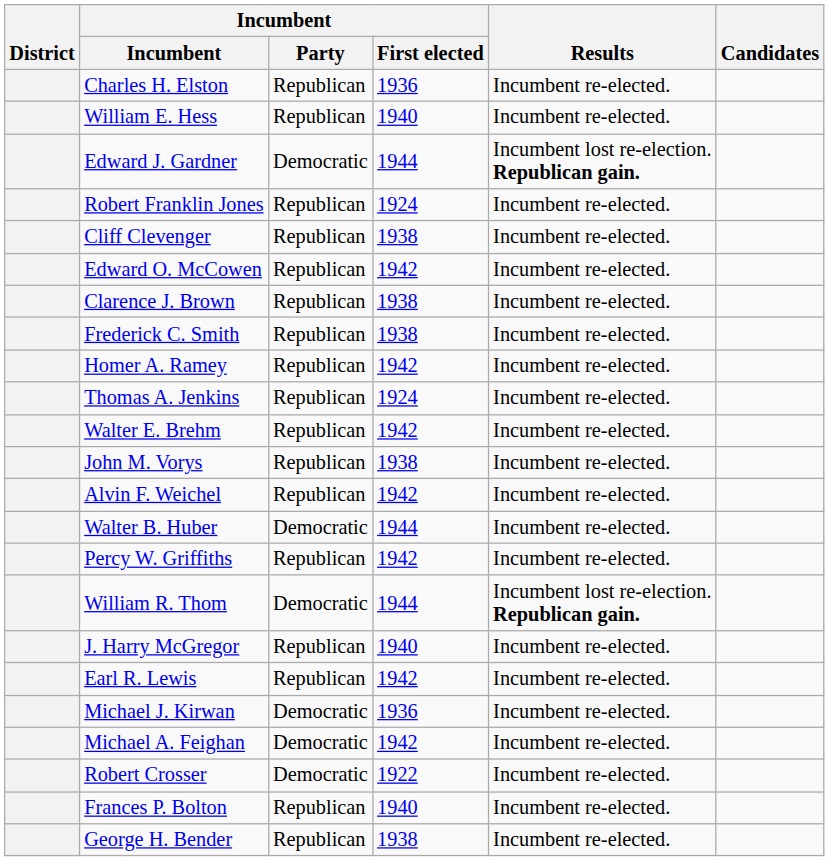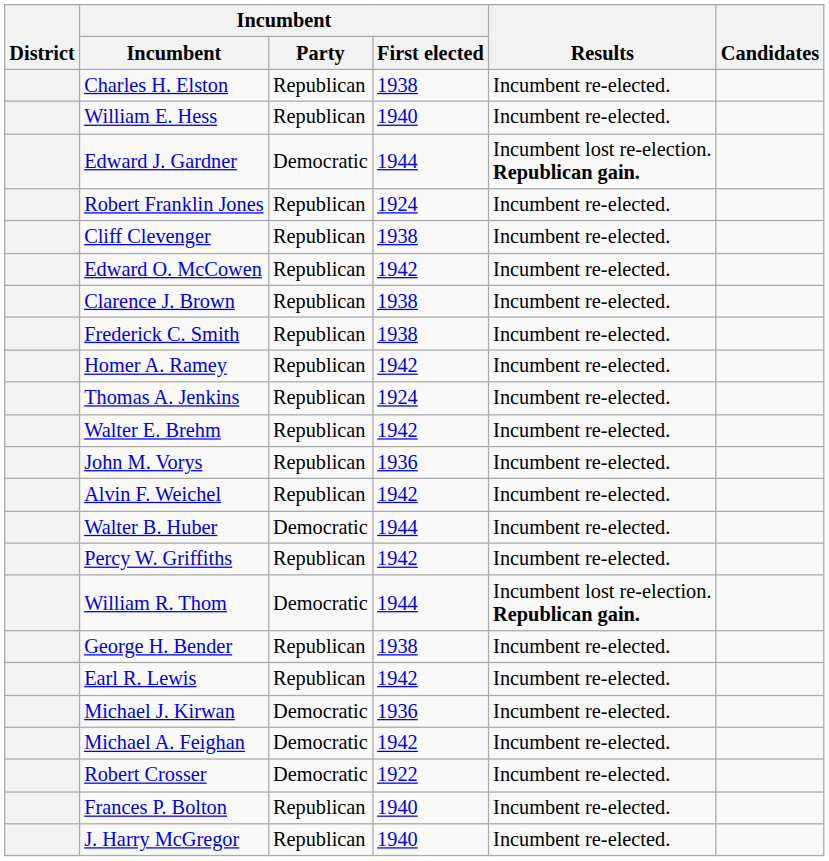(397, 85) 1936 -> (397, 85) 1938
(397, 462) 1938 -> (397, 462) 1936
rows swapped: (162, 646) <-> (158, 839)
